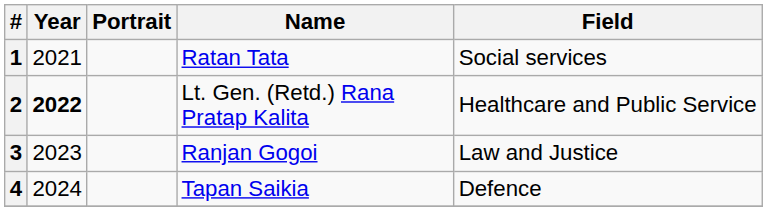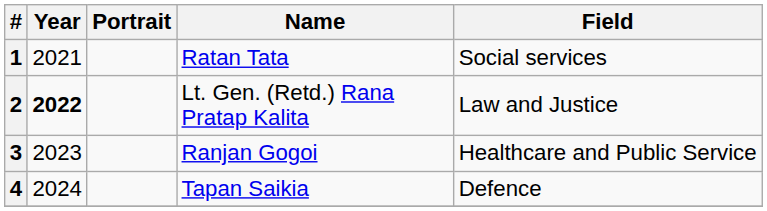(608, 105) Healthcare and Public Service -> (538, 105) Law and Justice
(538, 152) Law and Justice -> (608, 152) Healthcare and Public Service
